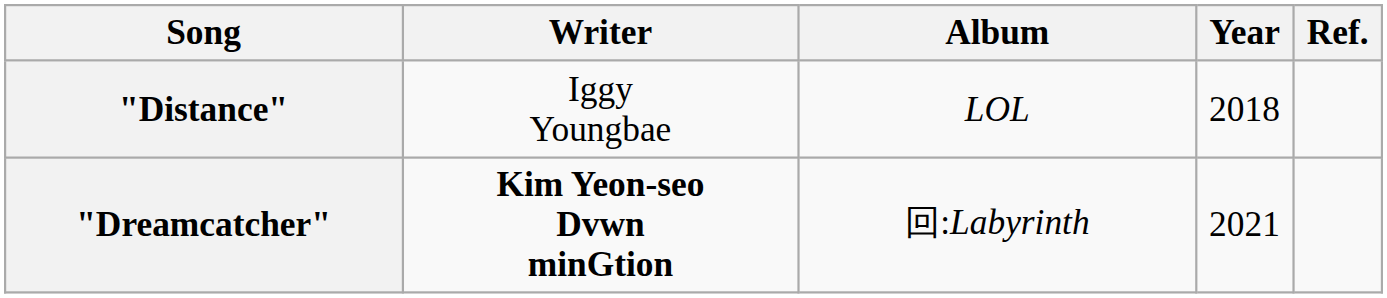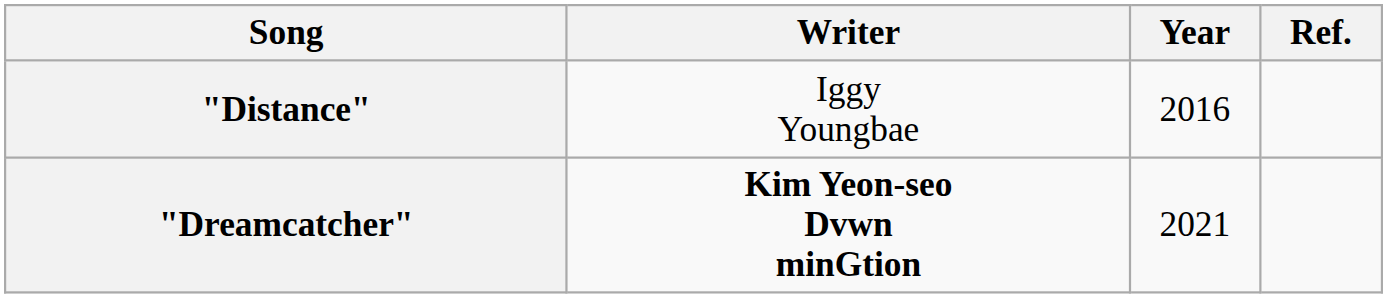- column: (997, 32)
(1244, 108) 2018 -> (1195, 108) 2016
